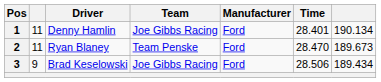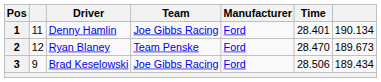(37, 47) 11 -> (38, 47) 12
